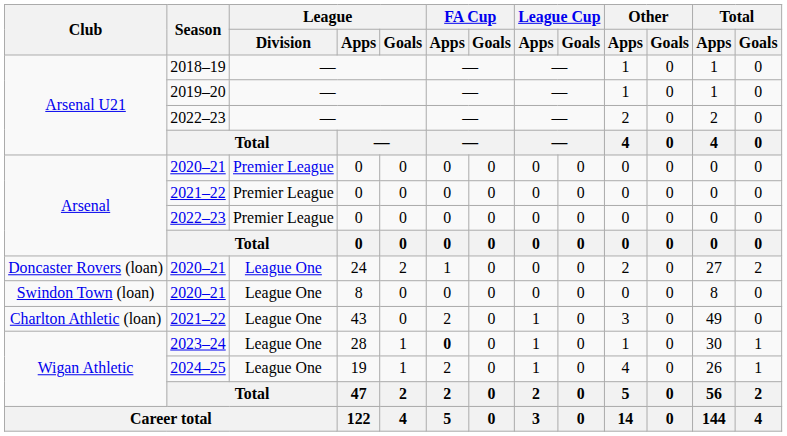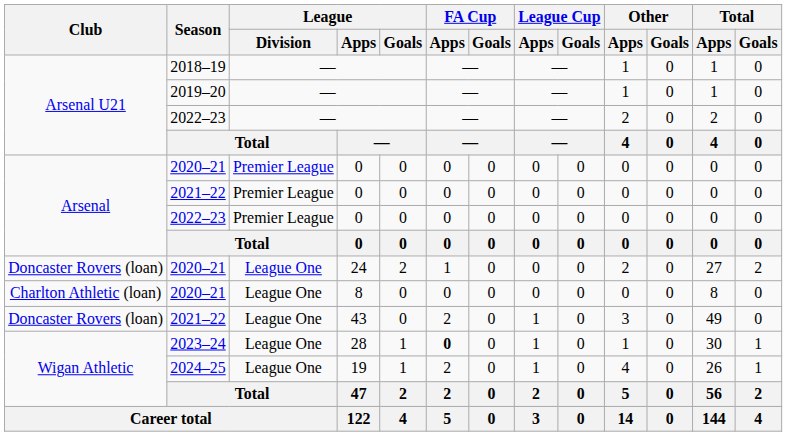(86, 293) Swindon Town (loan) -> (86, 293) Charlton Athletic (loan)
(86, 318) Charlton Athletic (loan) -> (86, 318) Doncaster Rovers (loan)
